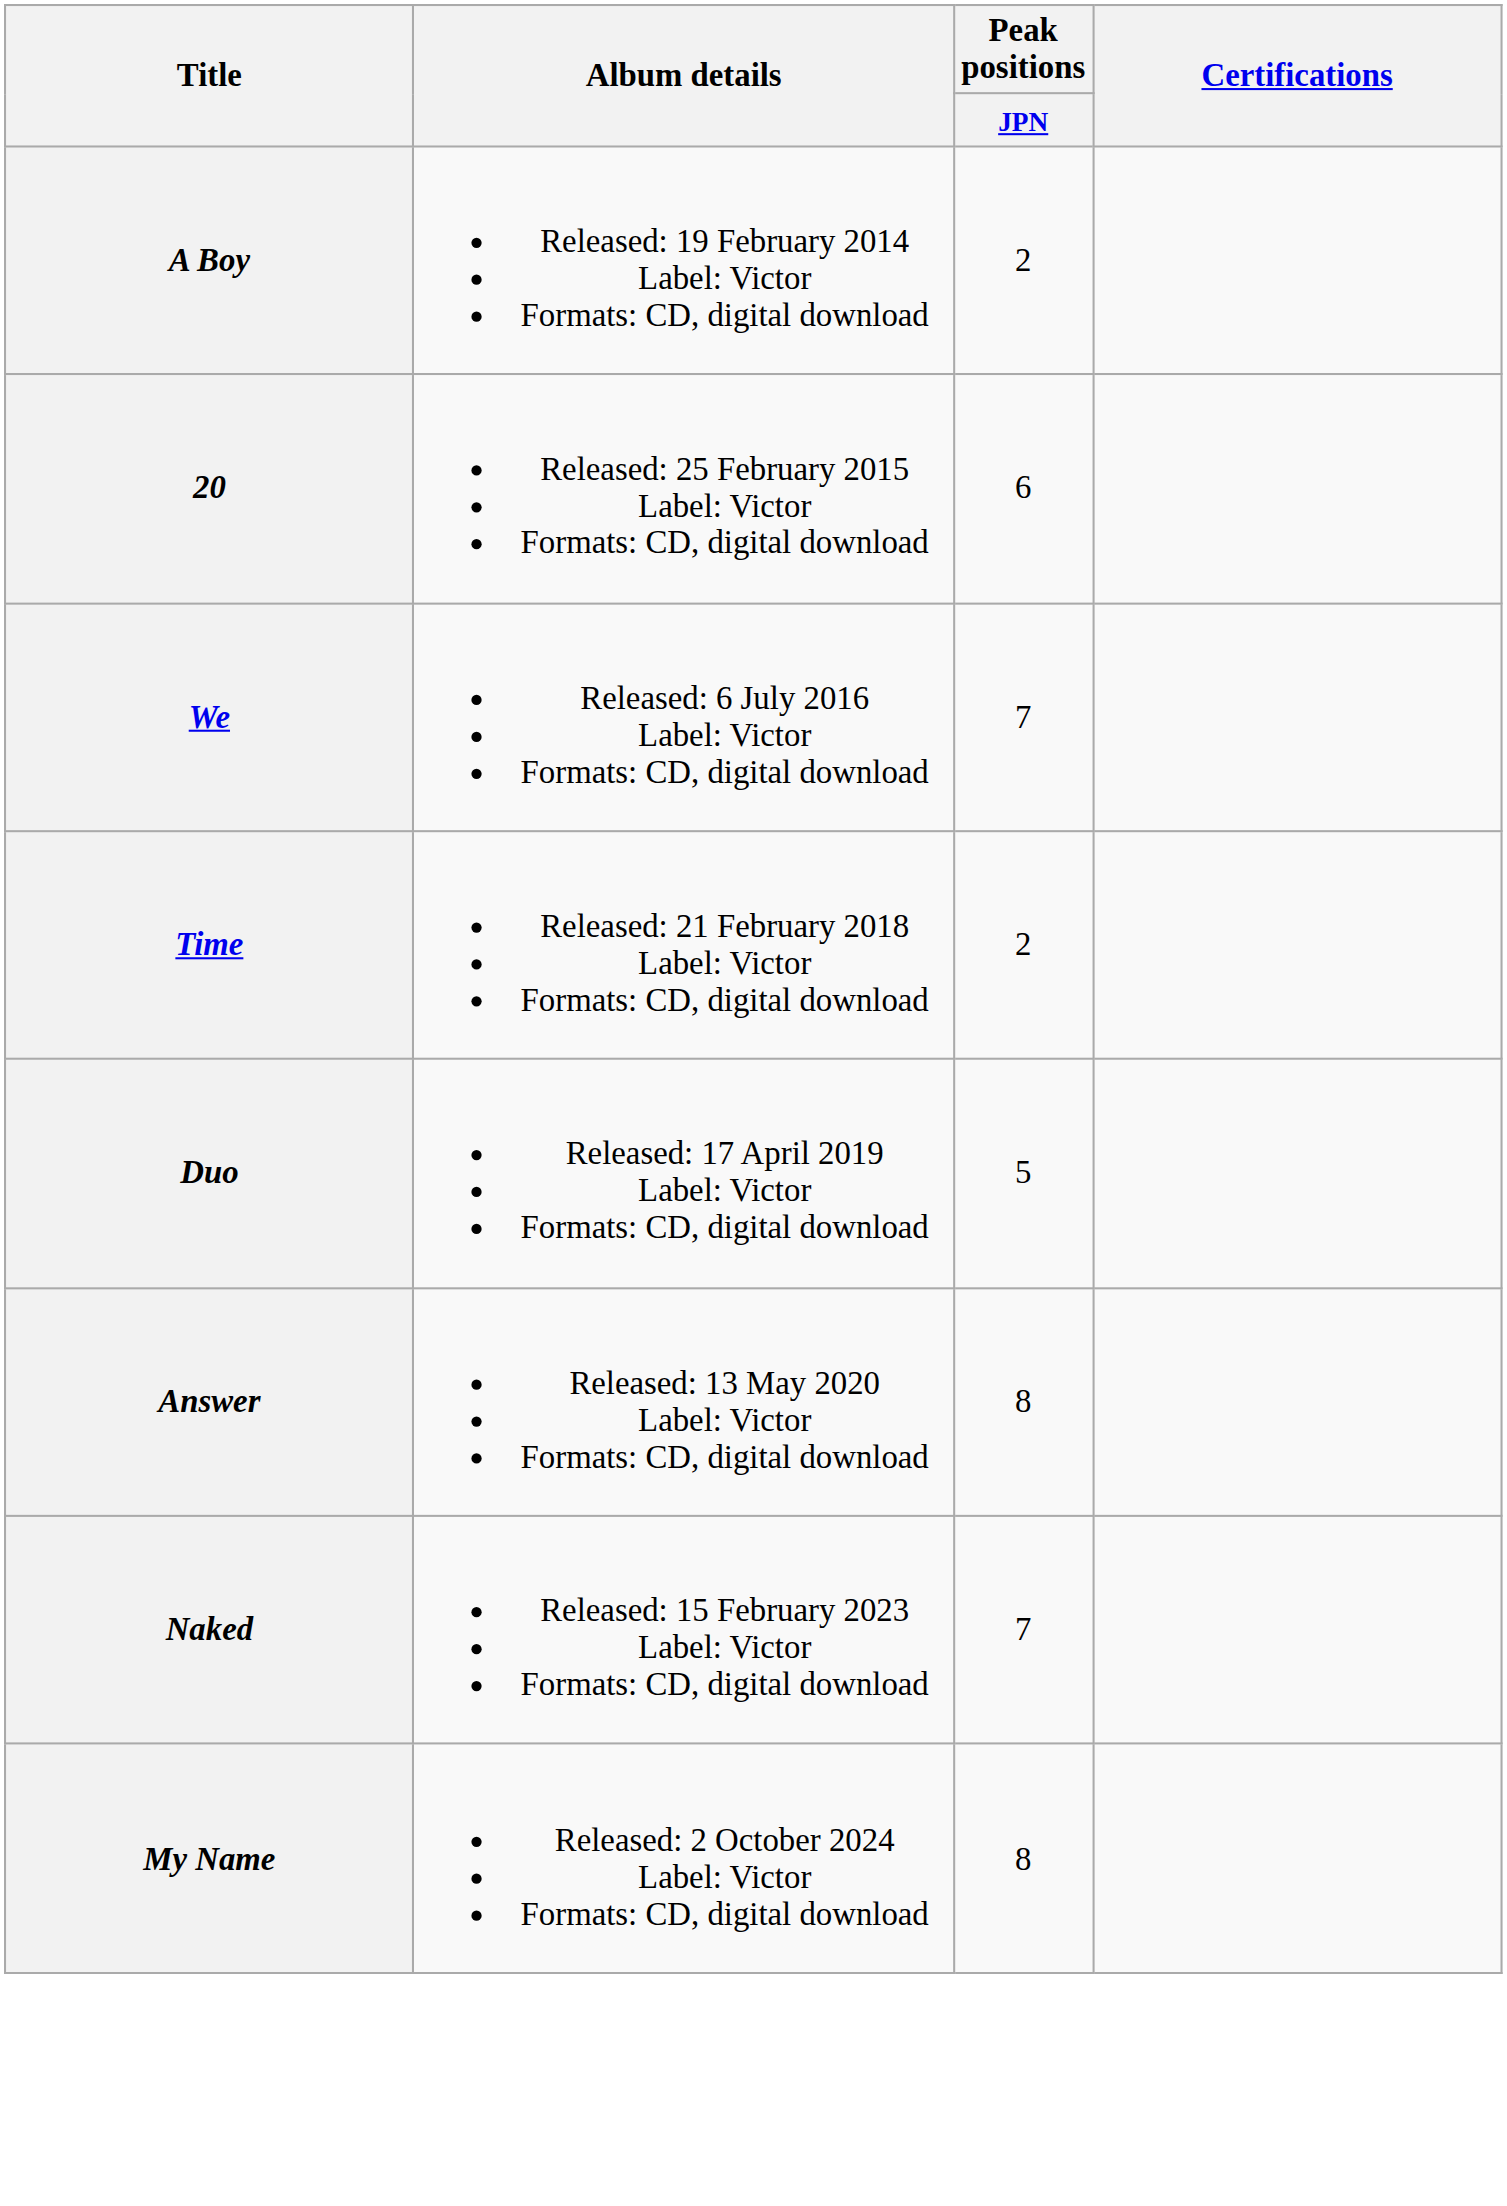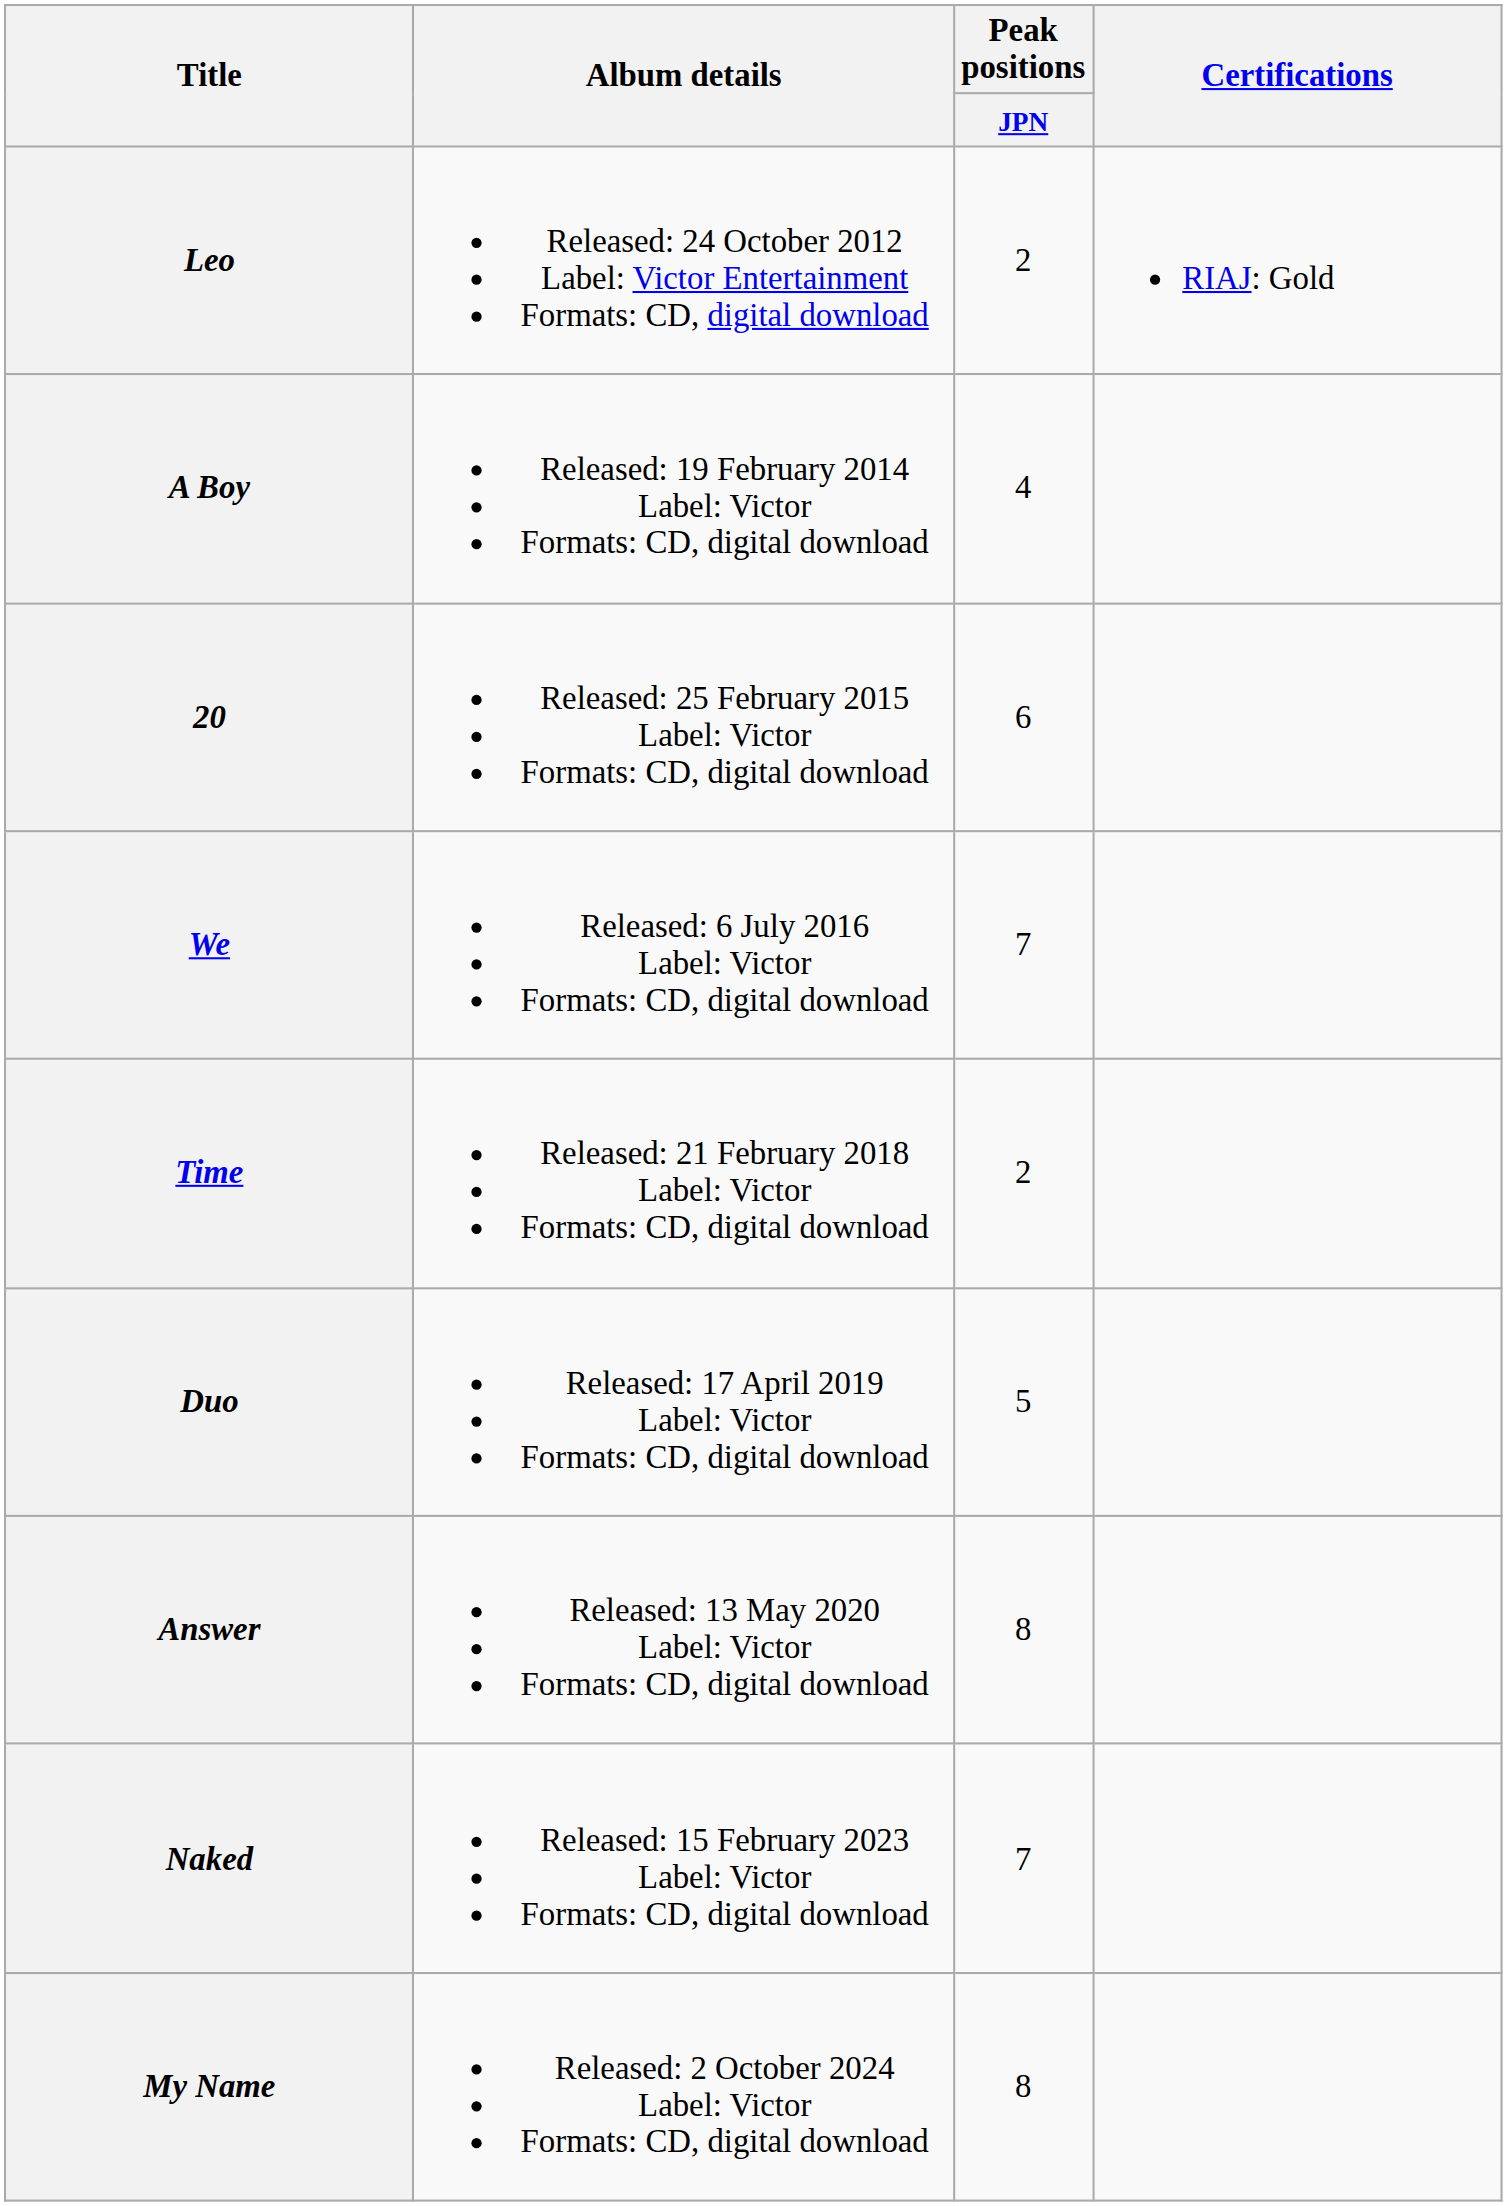+ row: (209, 259)
(1023, 259) 2 -> (1023, 487) 4
